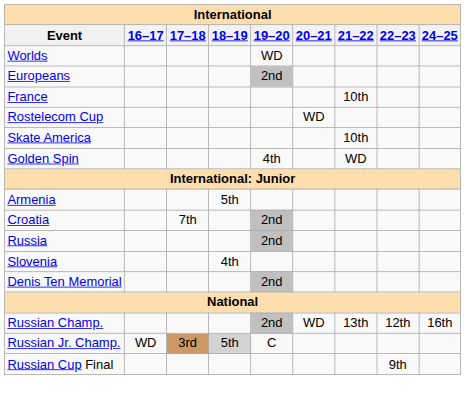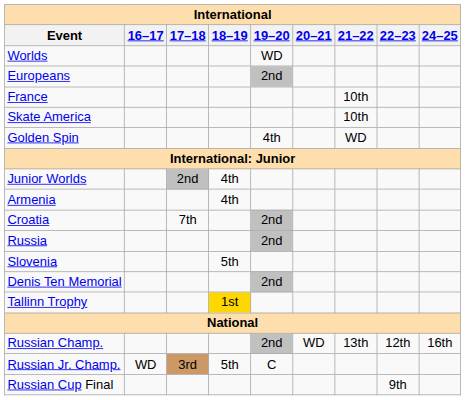- row: (55, 117)
+ row: (47, 179)
(230, 199) 5th -> (230, 199) 4th
(230, 261) 4th -> (230, 261) 5th
+ row: (47, 302)
(230, 343) lightgrey background -> (230, 364) no background
